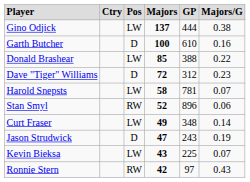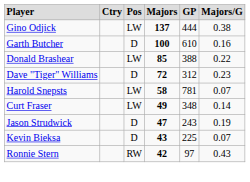- row: (27, 106)
(134, 153) LW -> (134, 138) D
